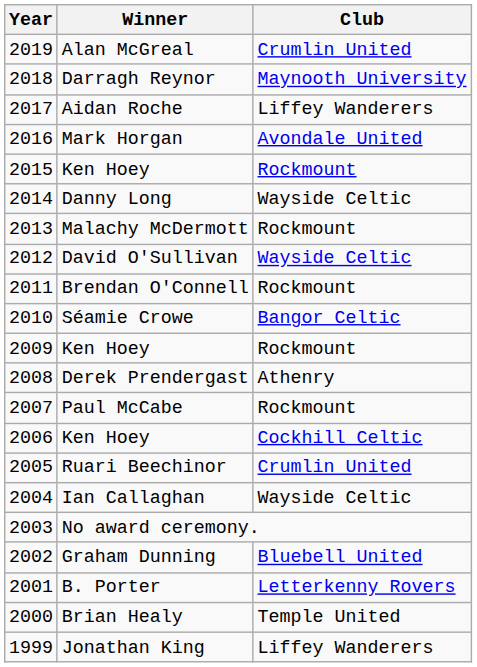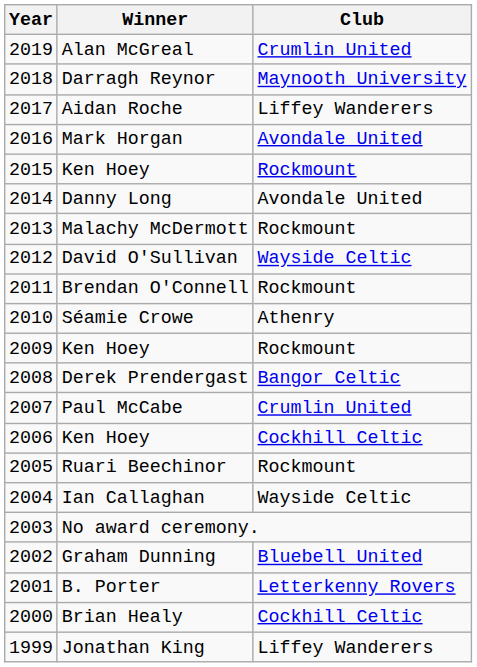(335, 199) Wayside Celtic -> (340, 199) Avondale United
(329, 318) Bangor Celtic -> (296, 318) Athenry
(296, 378) Athenry -> (329, 378) Bangor Celtic
(307, 408) Rockmount -> (335, 408) Crumlin United
(335, 468) Crumlin United -> (307, 468) Rockmount
(329, 617) Temple United -> (340, 617) Cockhill Celtic
